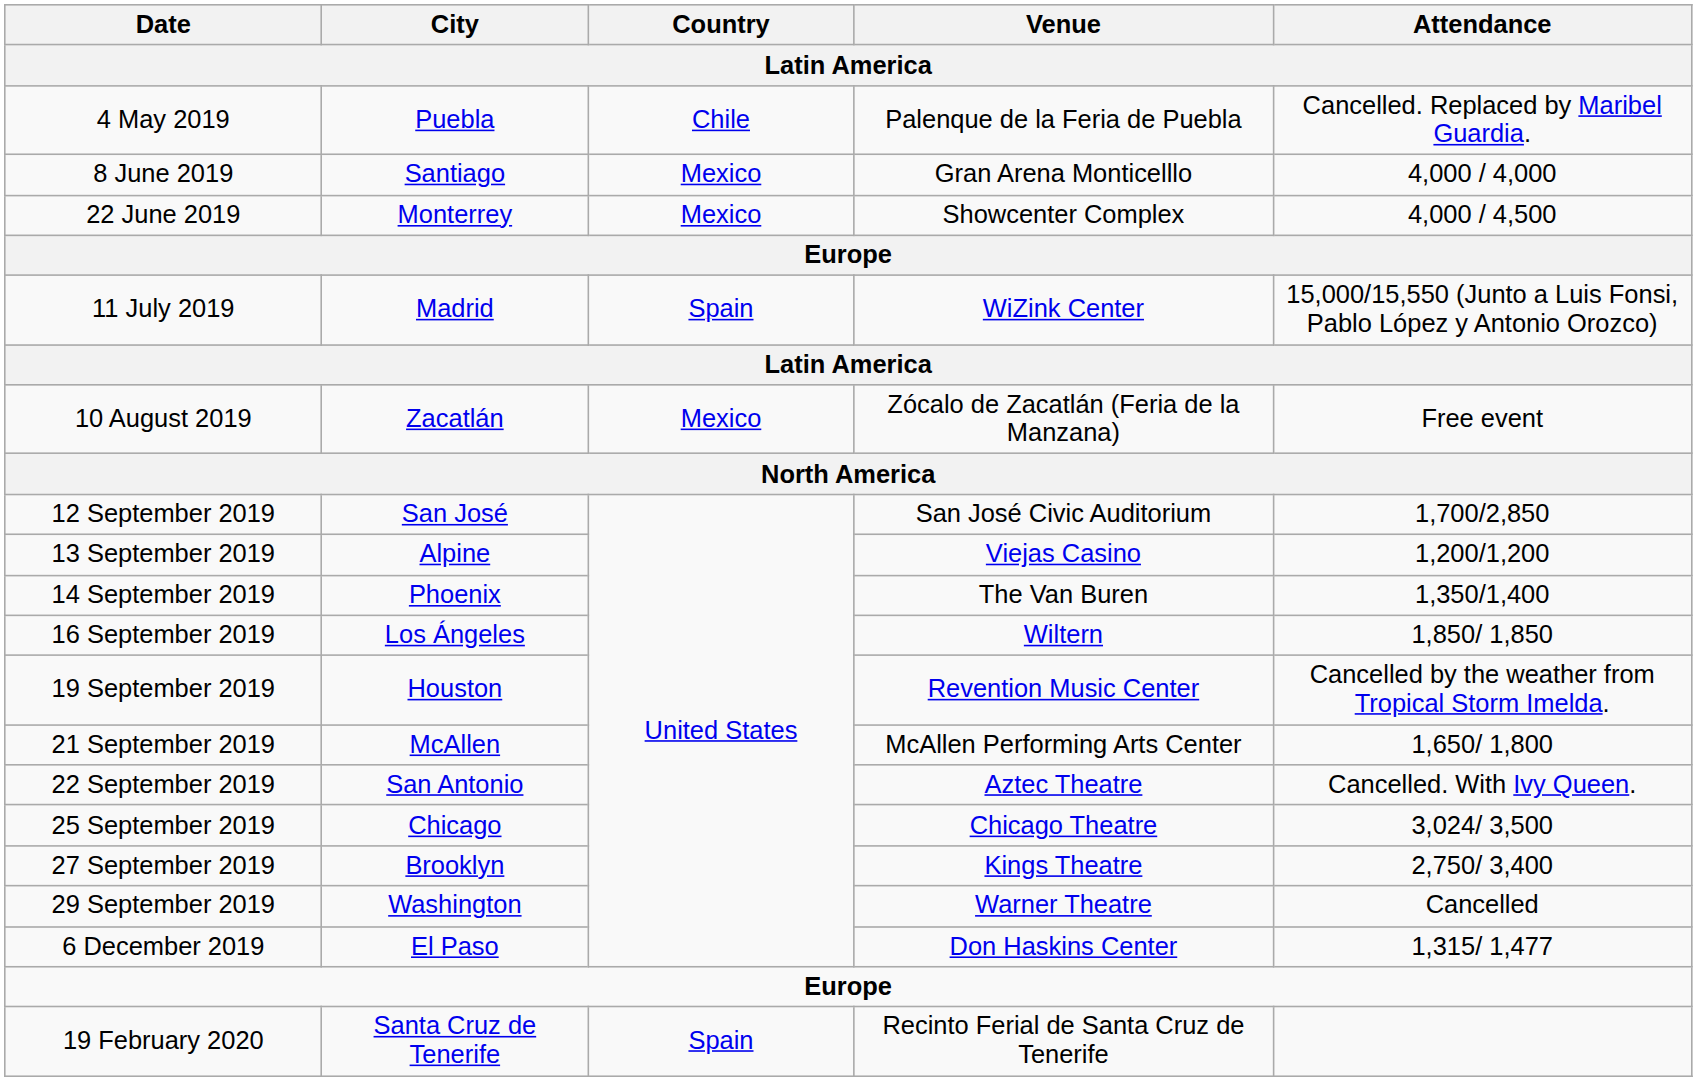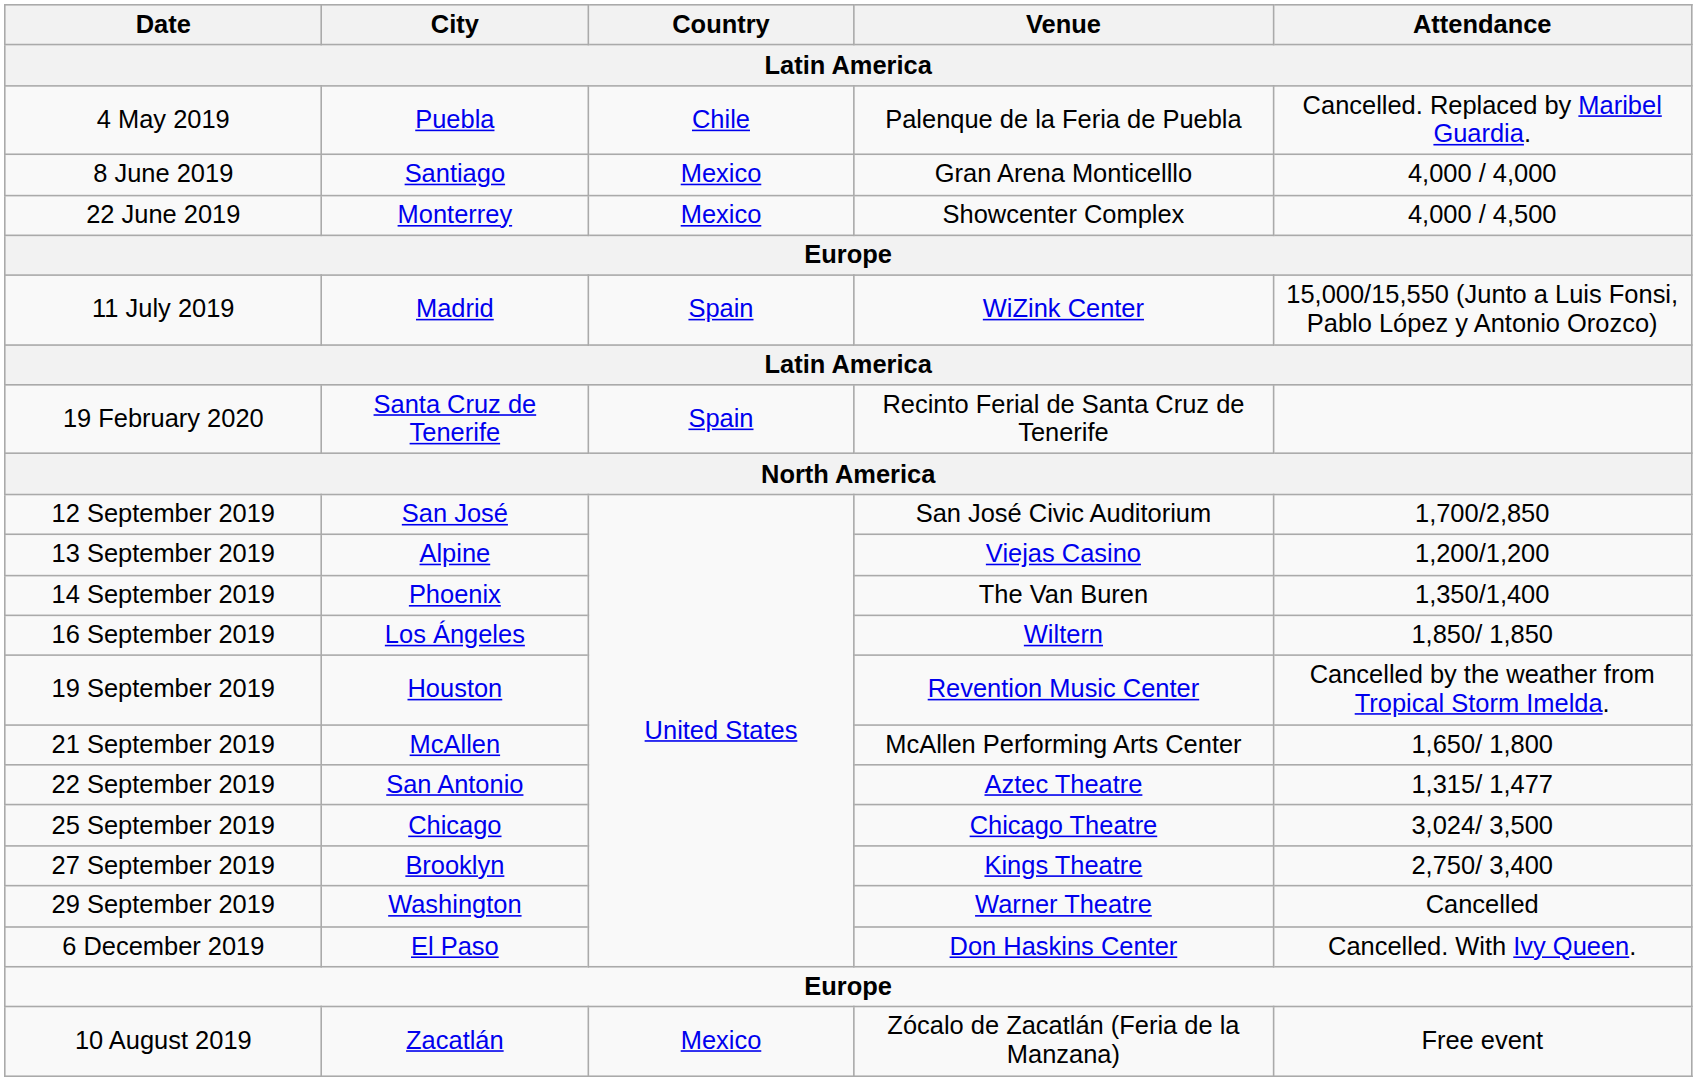rows swapped: (163, 418) <-> (163, 1041)
(1482, 784) Cancelled. With Ivy Queen. -> (1482, 784) 1,315/ 1,477
(1482, 946) 1,315/ 1,477 -> (1482, 946) Cancelled. With Ivy Queen.
